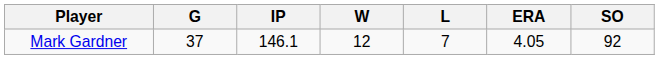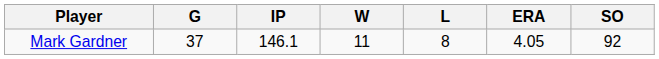(362, 41) 12 -> (362, 41) 11
(445, 41) 7 -> (445, 41) 8
